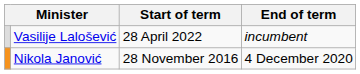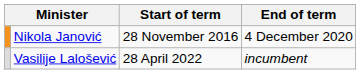rows swapped: (58, 58) <-> (65, 36)
